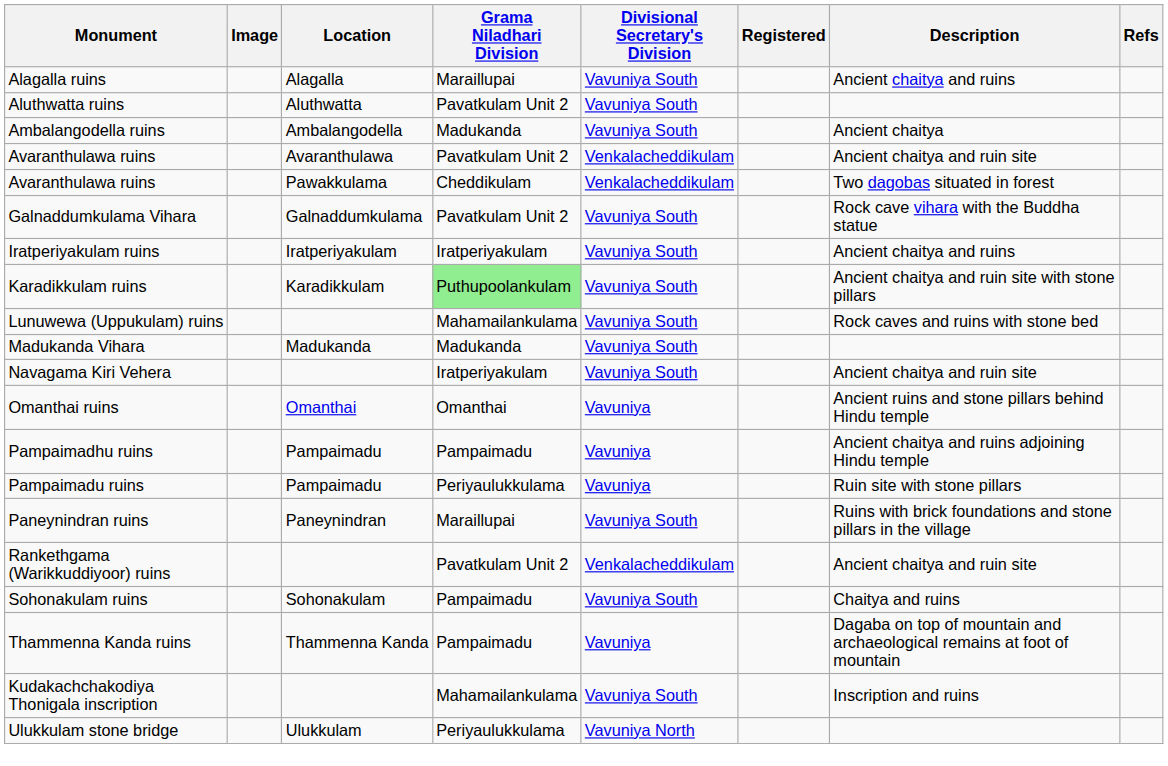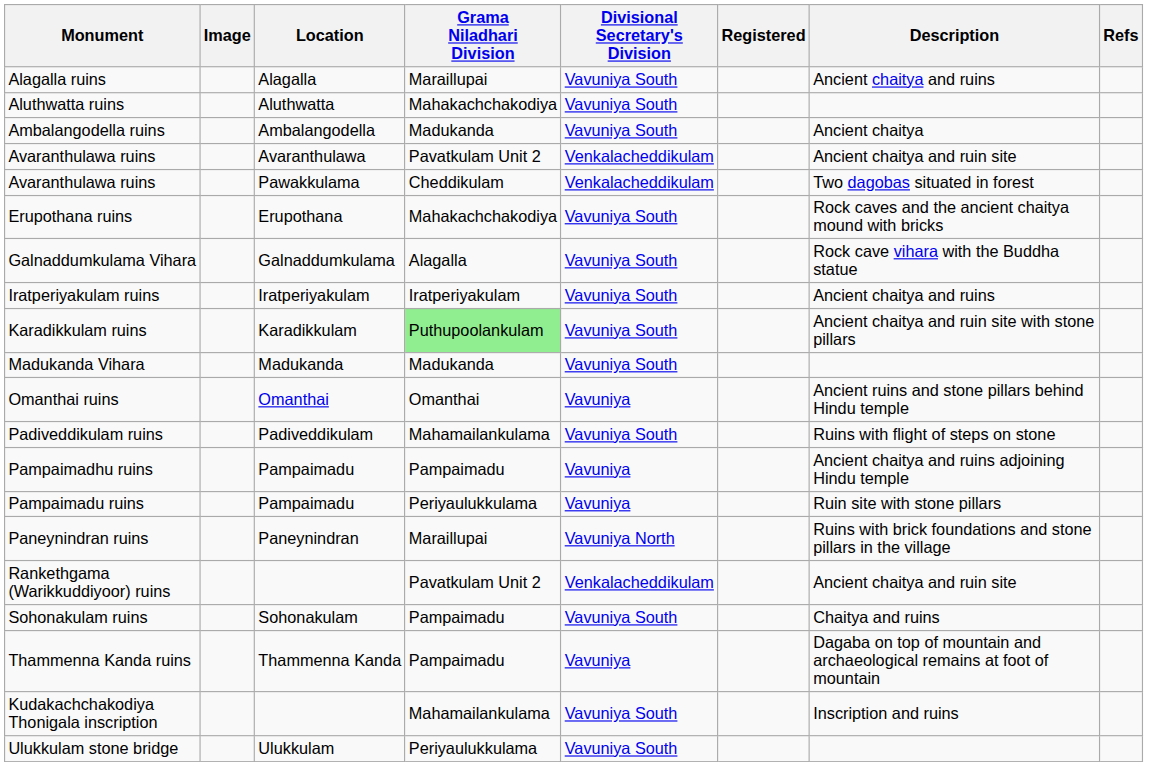(502, 105) Pavatkulam Unit 2 -> (483, 105) Mahakachchakodiya
+ row: (70, 217)
(502, 217) Pavatkulam Unit 2 -> (438, 261) Alagalla
- row: (116, 321)
- row: (90, 373)
+ row: (86, 435)
(641, 521) Vavuniya South -> (620, 539) Vavuniya North
(640, 731) Vavuniya North -> (621, 749) Vavuniya South
